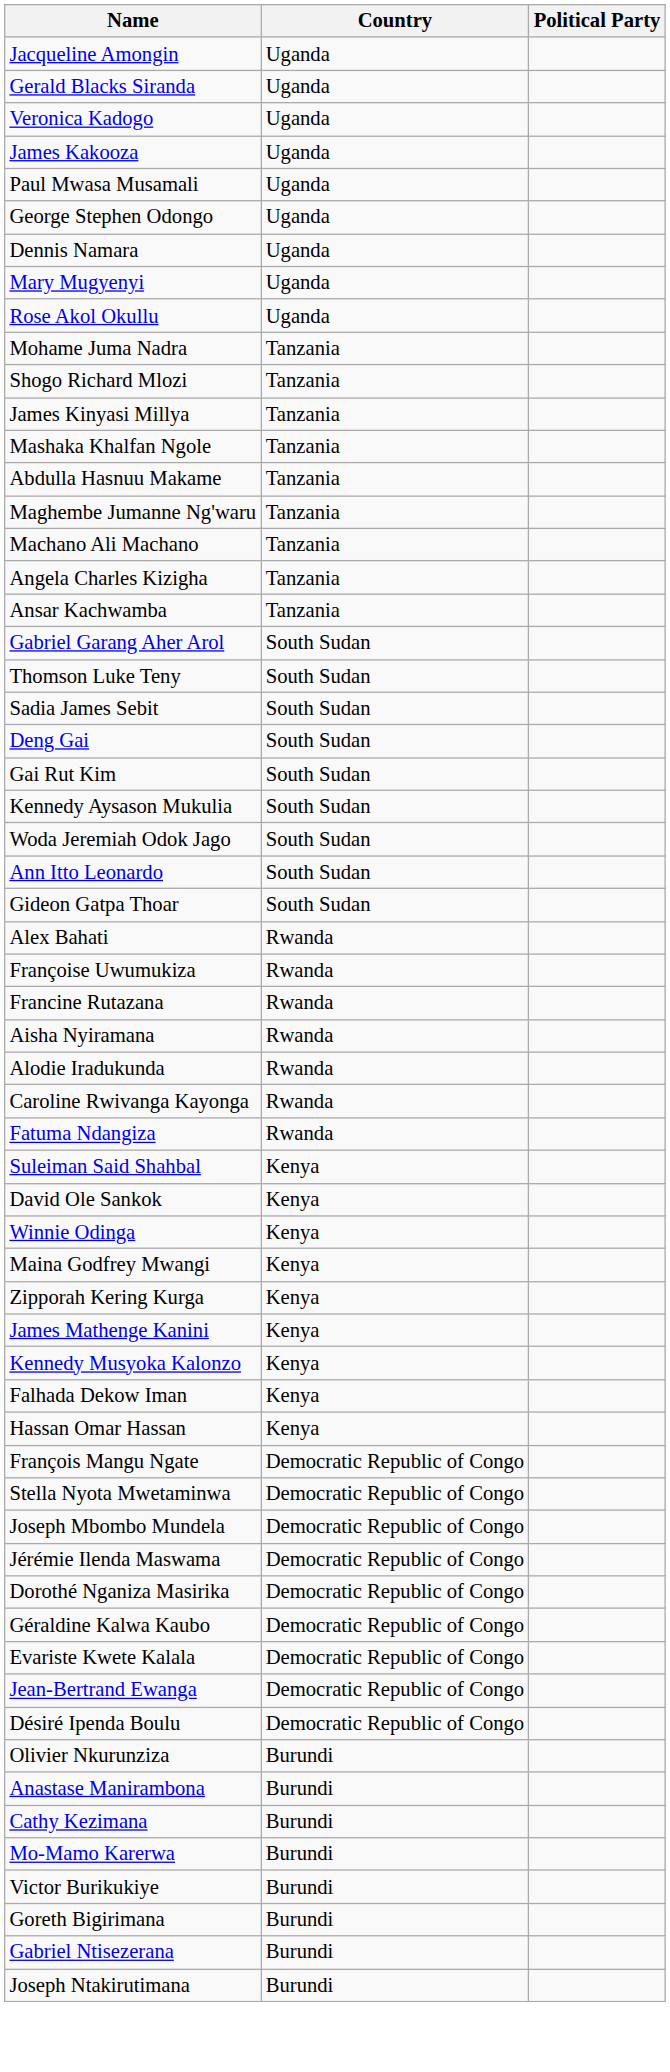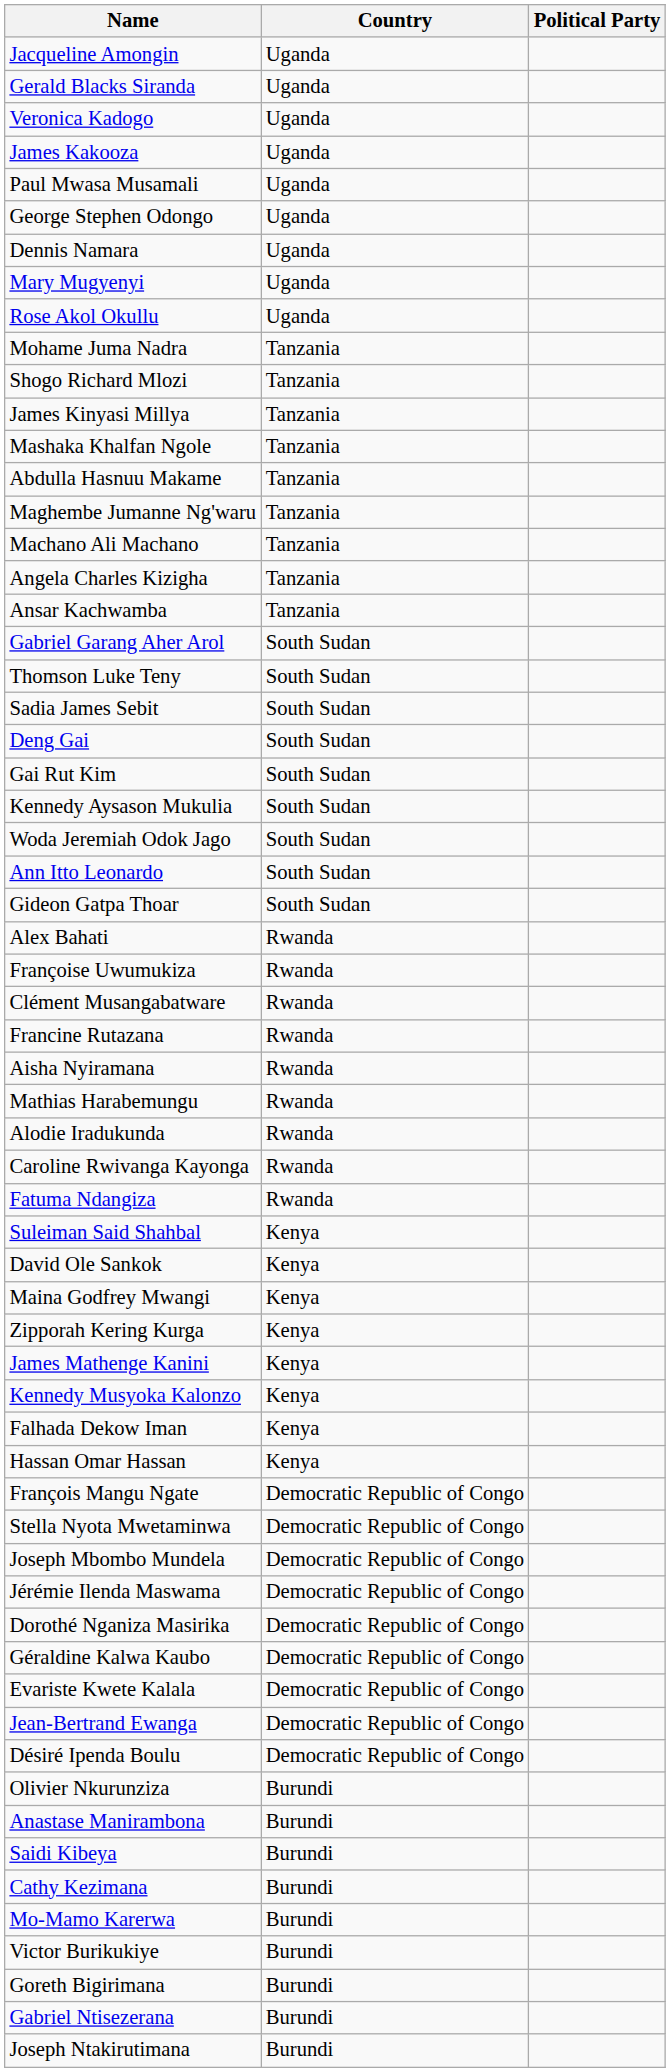+ row: (117, 1002)
+ row: (104, 1101)
- row: (72, 1232)
+ row: (63, 1853)
